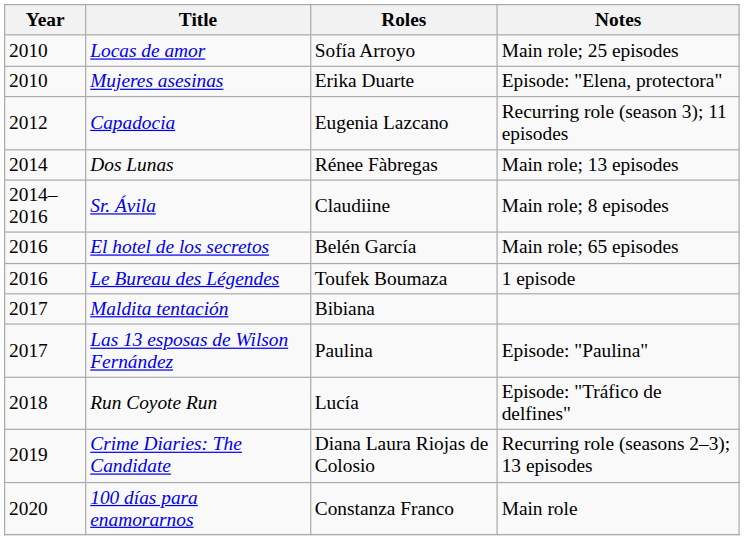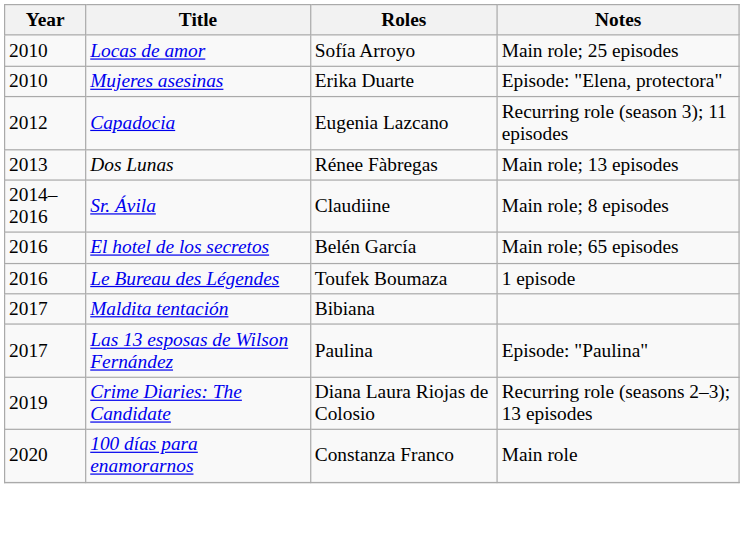(28, 164) 2014 -> (28, 164) 2013
- row: (154, 403)
